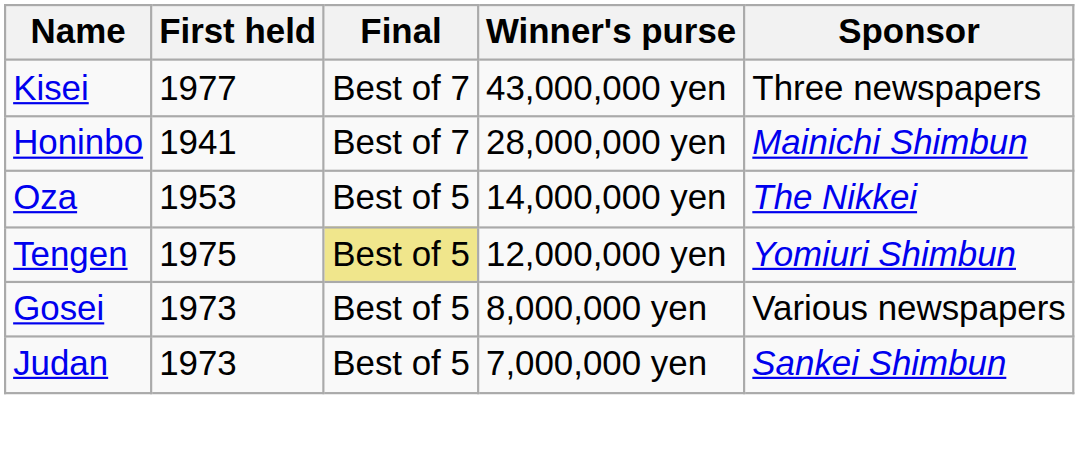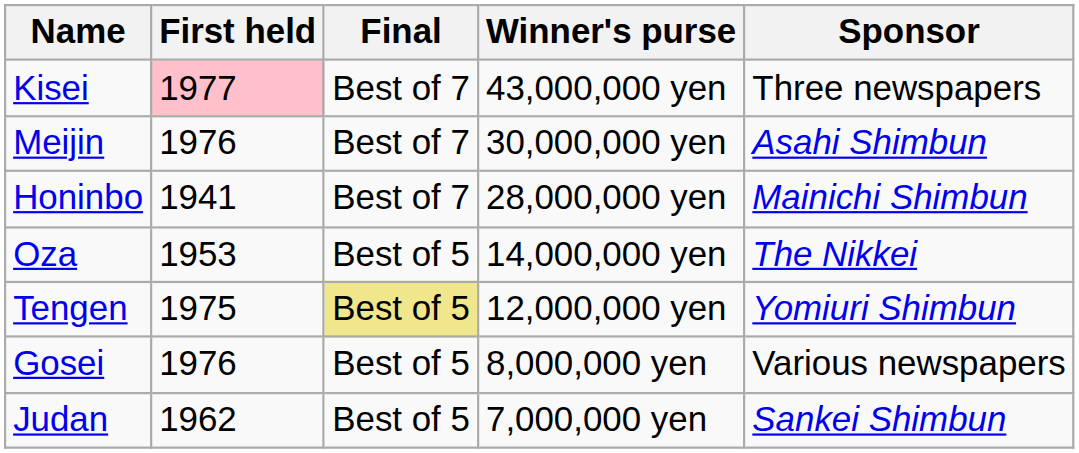(198, 87) no background -> (198, 87) pink background
+ row: (59, 142)
(198, 308) 1973 -> (198, 364) 1976
(198, 364) 1973 -> (198, 419) 1962
